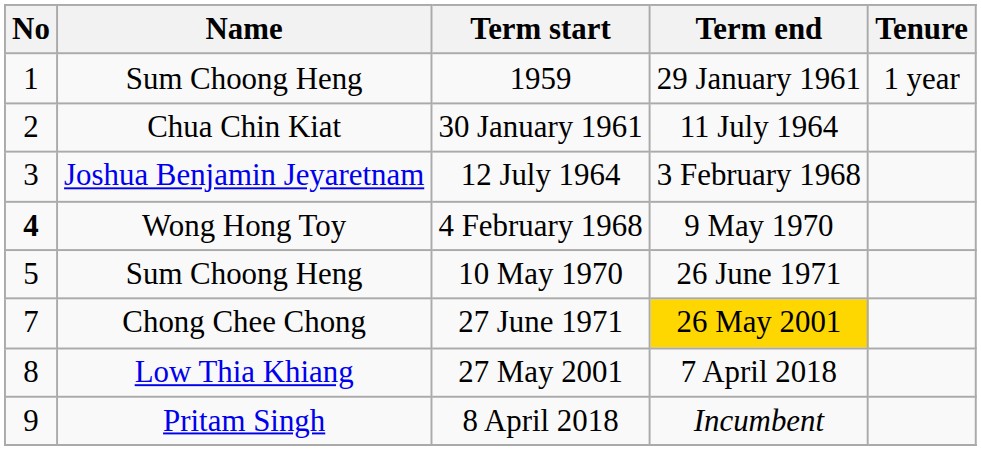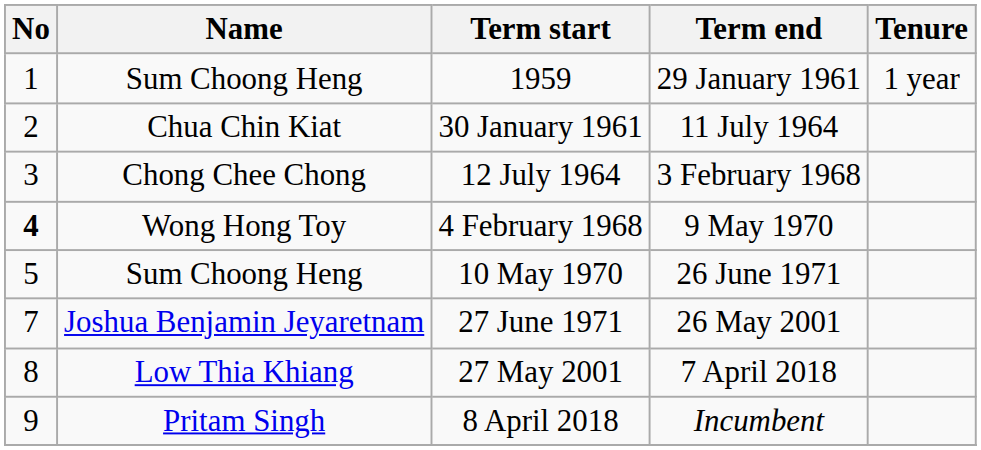(244, 175) Joshua Benjamin Jeyaretnam -> (244, 175) Chong Chee Chong
(244, 322) Chong Chee Chong -> (244, 322) Joshua Benjamin Jeyaretnam
(759, 322) gold background -> (759, 322) no background
